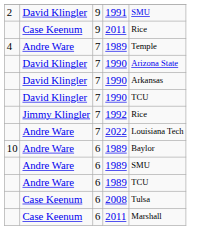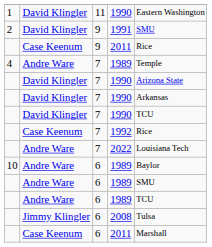+ row: (9, 13)
(56, 115) Jimmy Klingler -> (52, 132) Case Keenum
(52, 200) Case Keenum -> (56, 217) Jimmy Klingler
